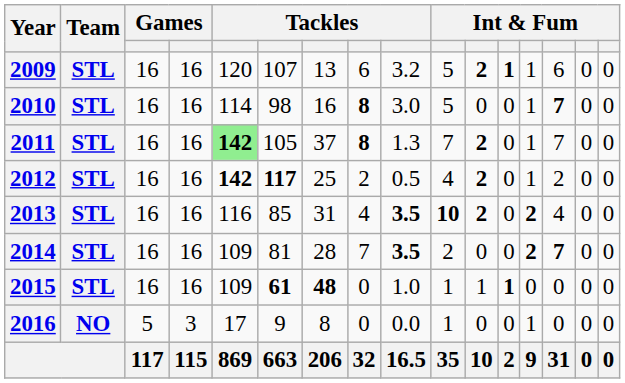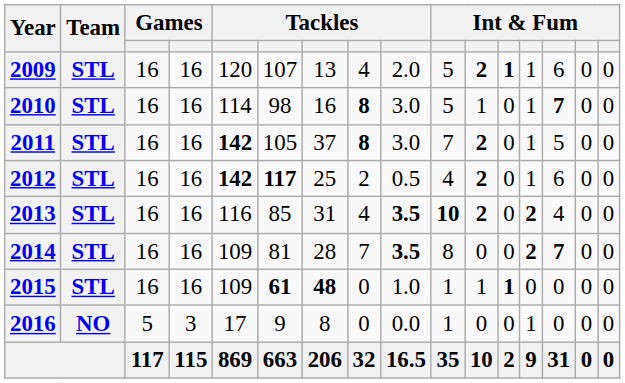(364, 69) 6 -> (364, 69) 4
(406, 69) 3.2 -> (406, 69) 2.0
(481, 105) 0 -> (481, 105) 1
(235, 142) lightgreen background -> (235, 142) no background
(406, 142) 1.3 -> (406, 142) 3.0
(559, 142) 7 -> (559, 142) 5
(559, 178) 2 -> (559, 178) 6
(448, 250) 2 -> (448, 250) 8
